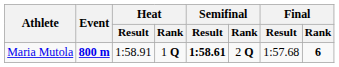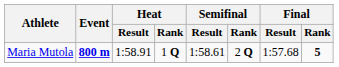(207, 53) bold -> (207, 53) normal
(318, 53) 6 -> (317, 53) 5
